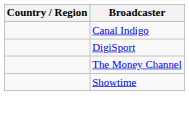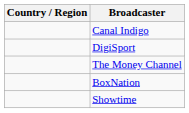+ row: (116, 82)
